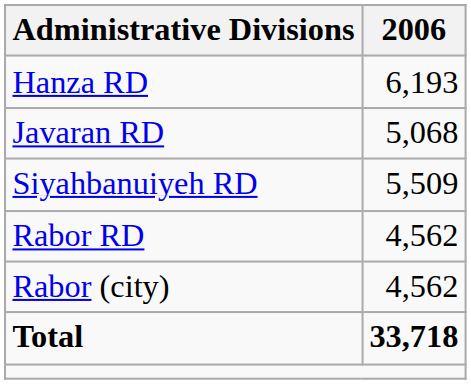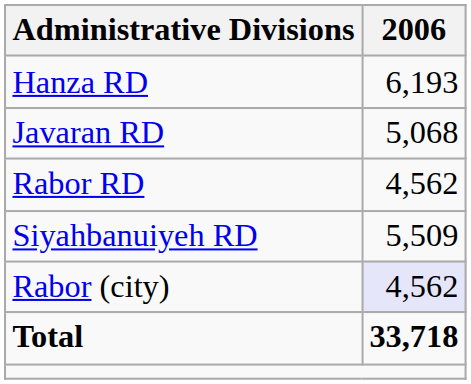rows swapped: (78, 235) <-> (135, 183)
(422, 286) no background -> (422, 286) lavender background
